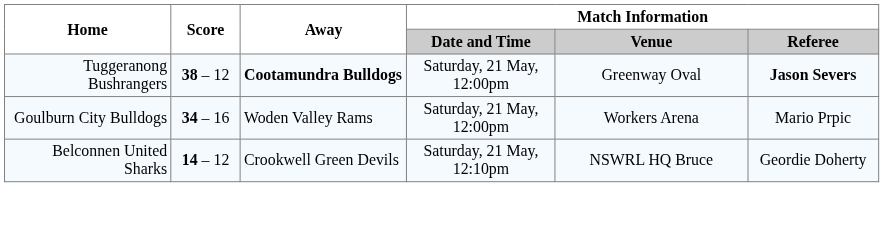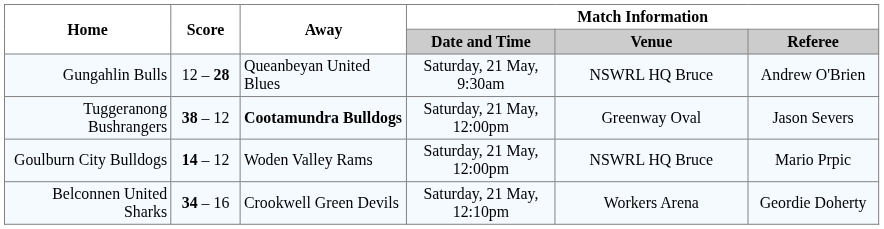+ row: (115, 75)
(813, 75) bold -> (813, 117) normal
(206, 117) 34 – 16 -> (206, 160) 14 – 12
(651, 117) Workers Arena -> (651, 160) NSWRL HQ Bruce
(206, 160) 14 – 12 -> (206, 202) 34 – 16
(651, 160) NSWRL HQ Bruce -> (651, 202) Workers Arena
